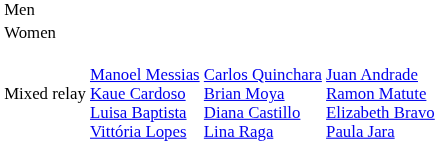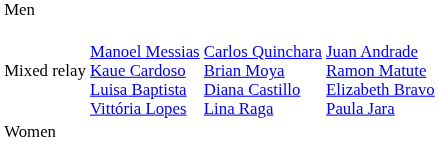rows swapped: (30, 32) <-> (45, 93)
